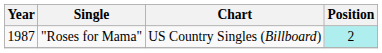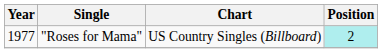(21, 36) 1987 -> (21, 36) 1977
